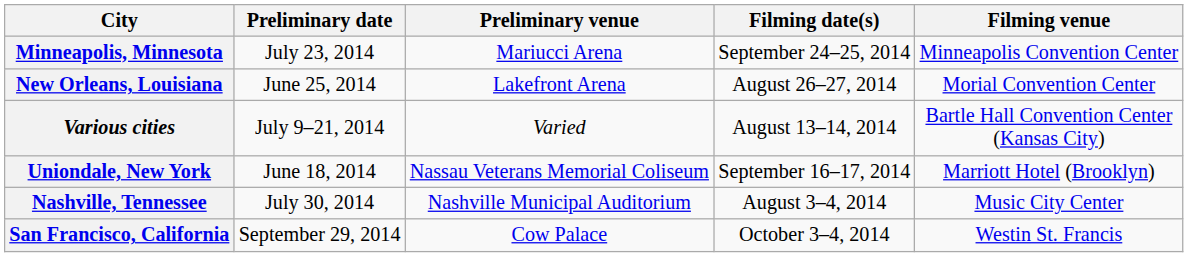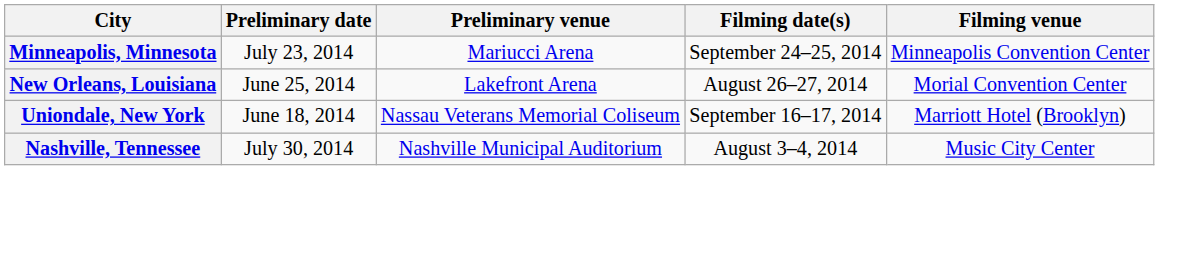- row: (119, 127)
- row: (119, 235)
